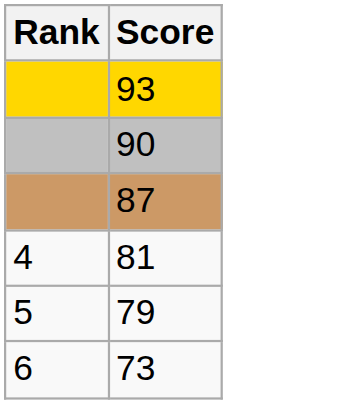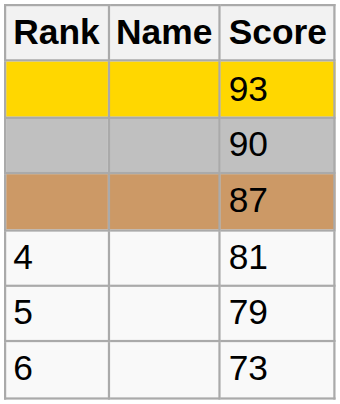+ column: (164, 32)
